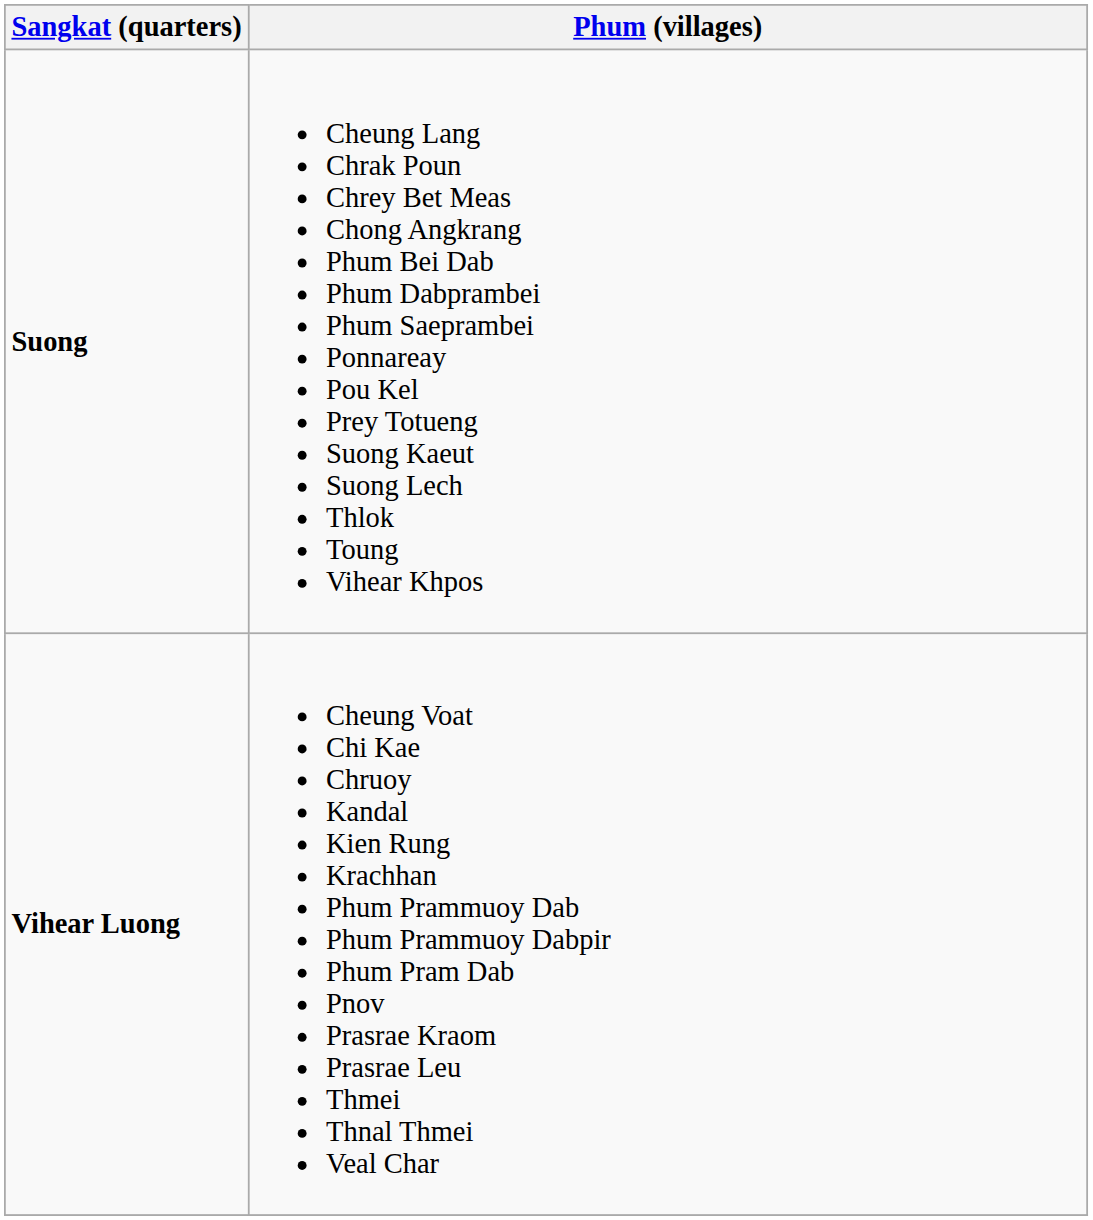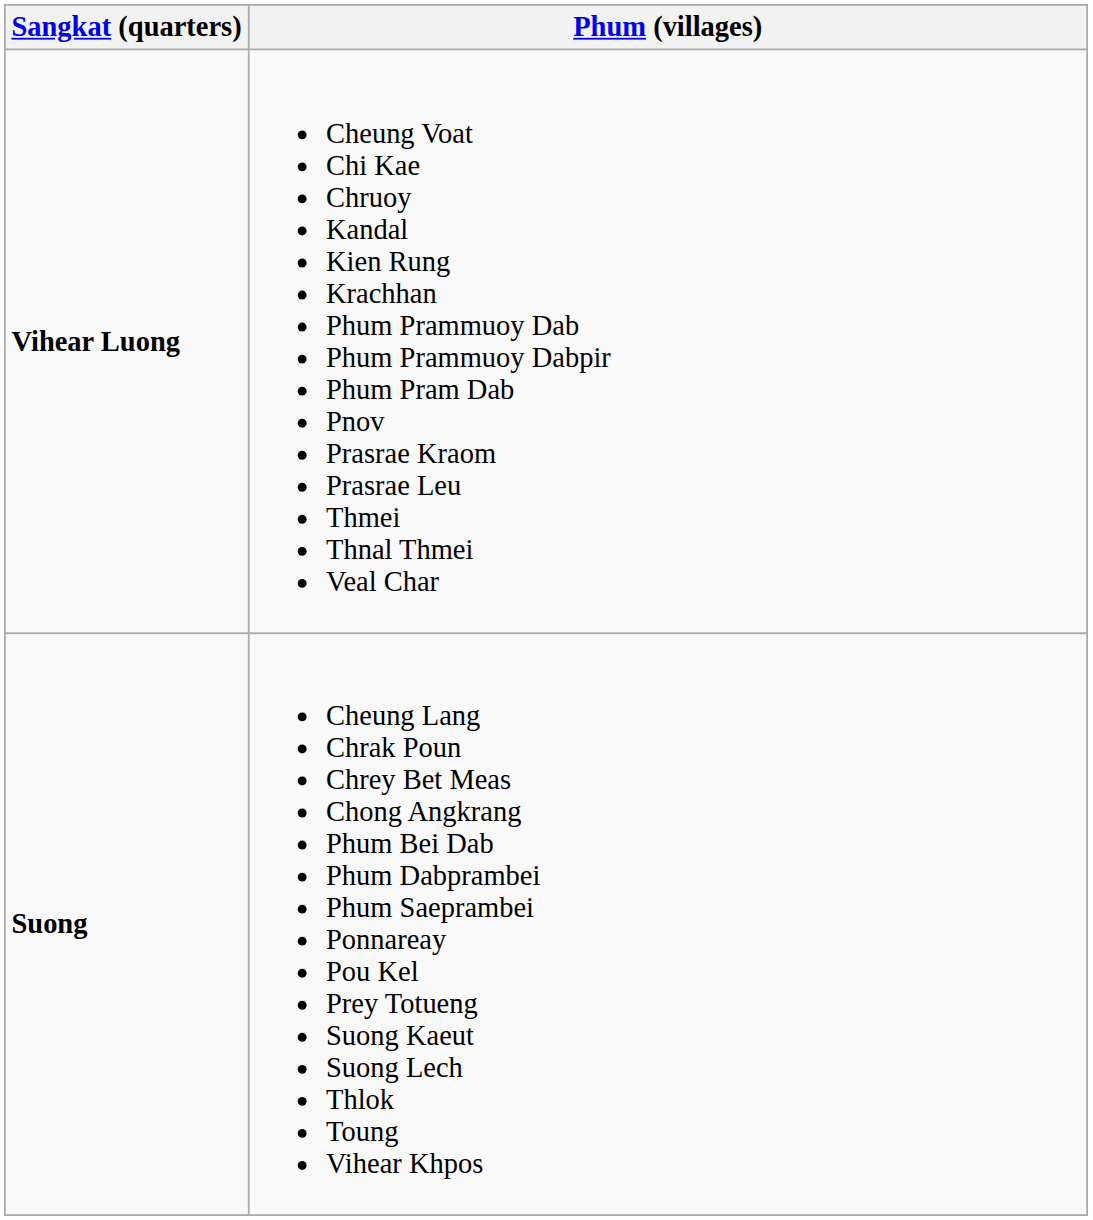rows swapped: (49, 341) <-> (96, 923)
